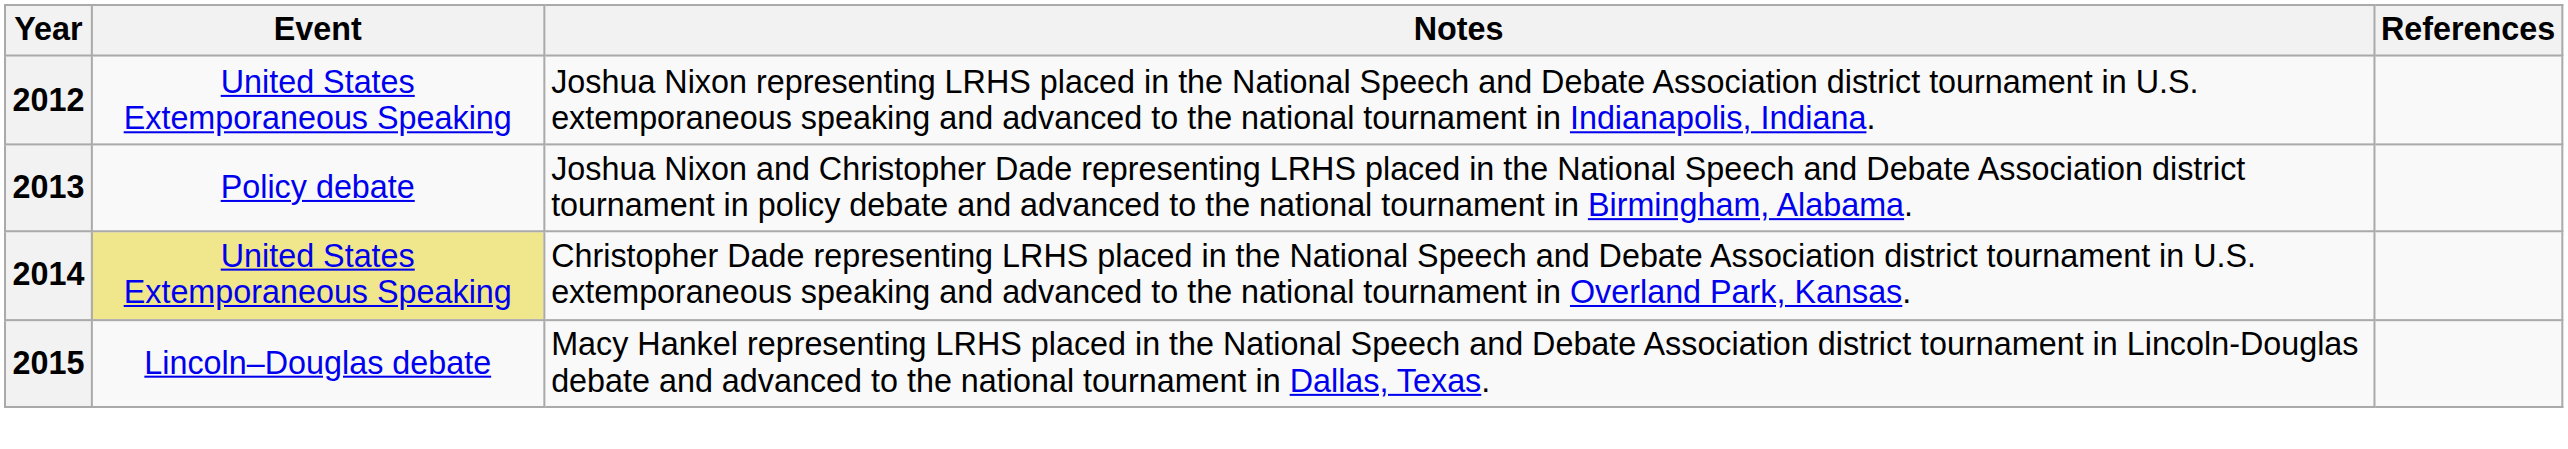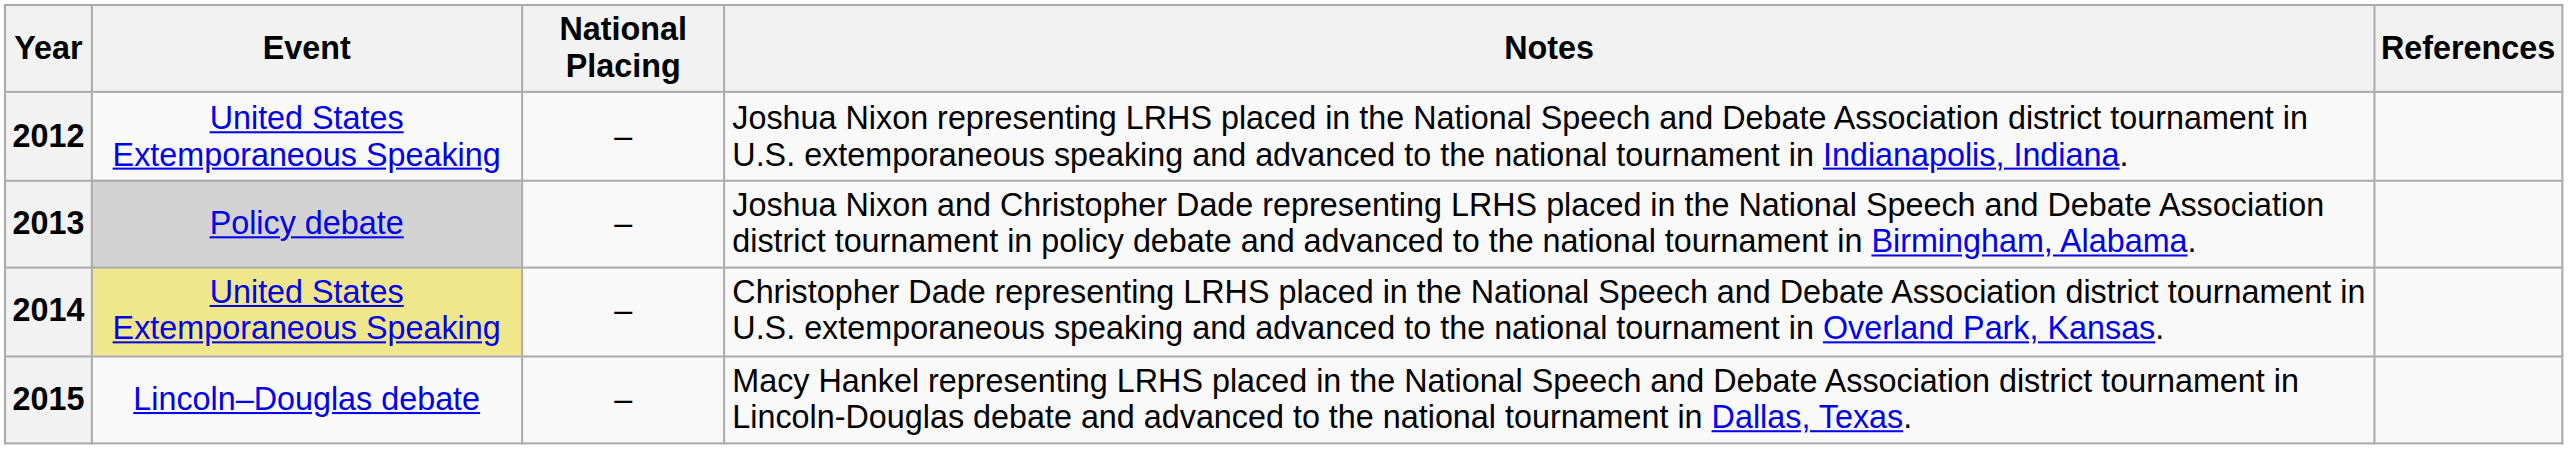+ column: (623, 48)
(318, 187) no background -> (307, 223) lightgrey background
